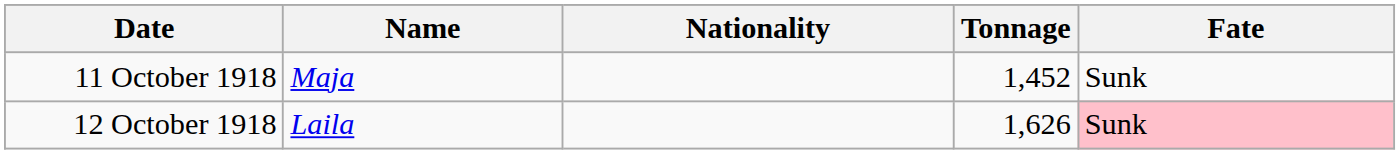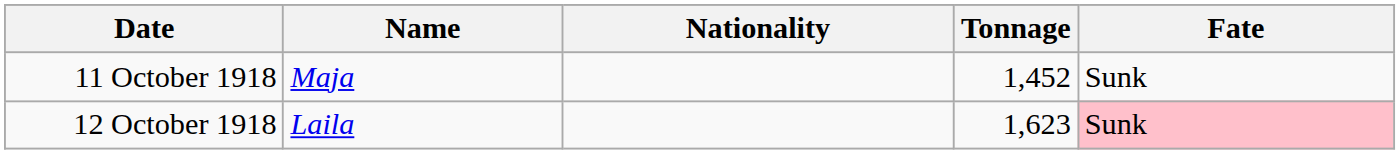(1037, 124) 1,626 -> (1037, 124) 1,623
